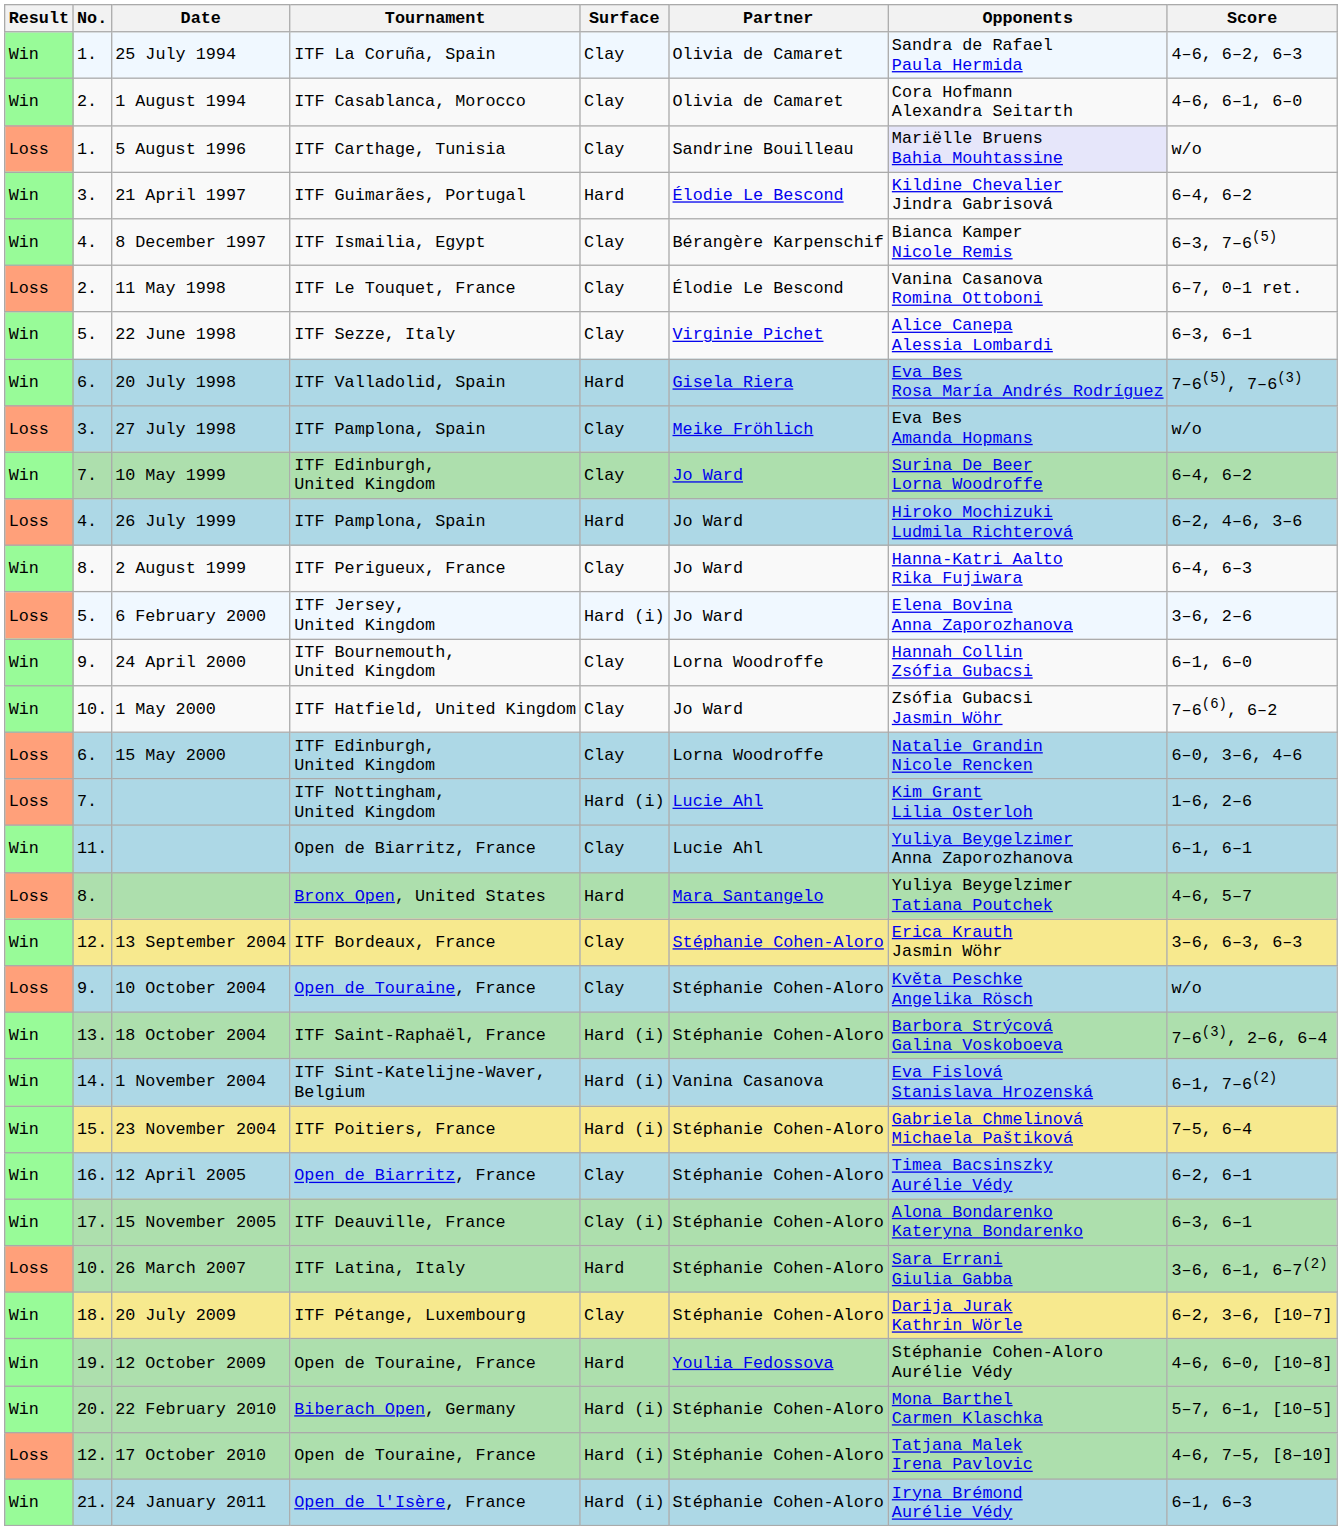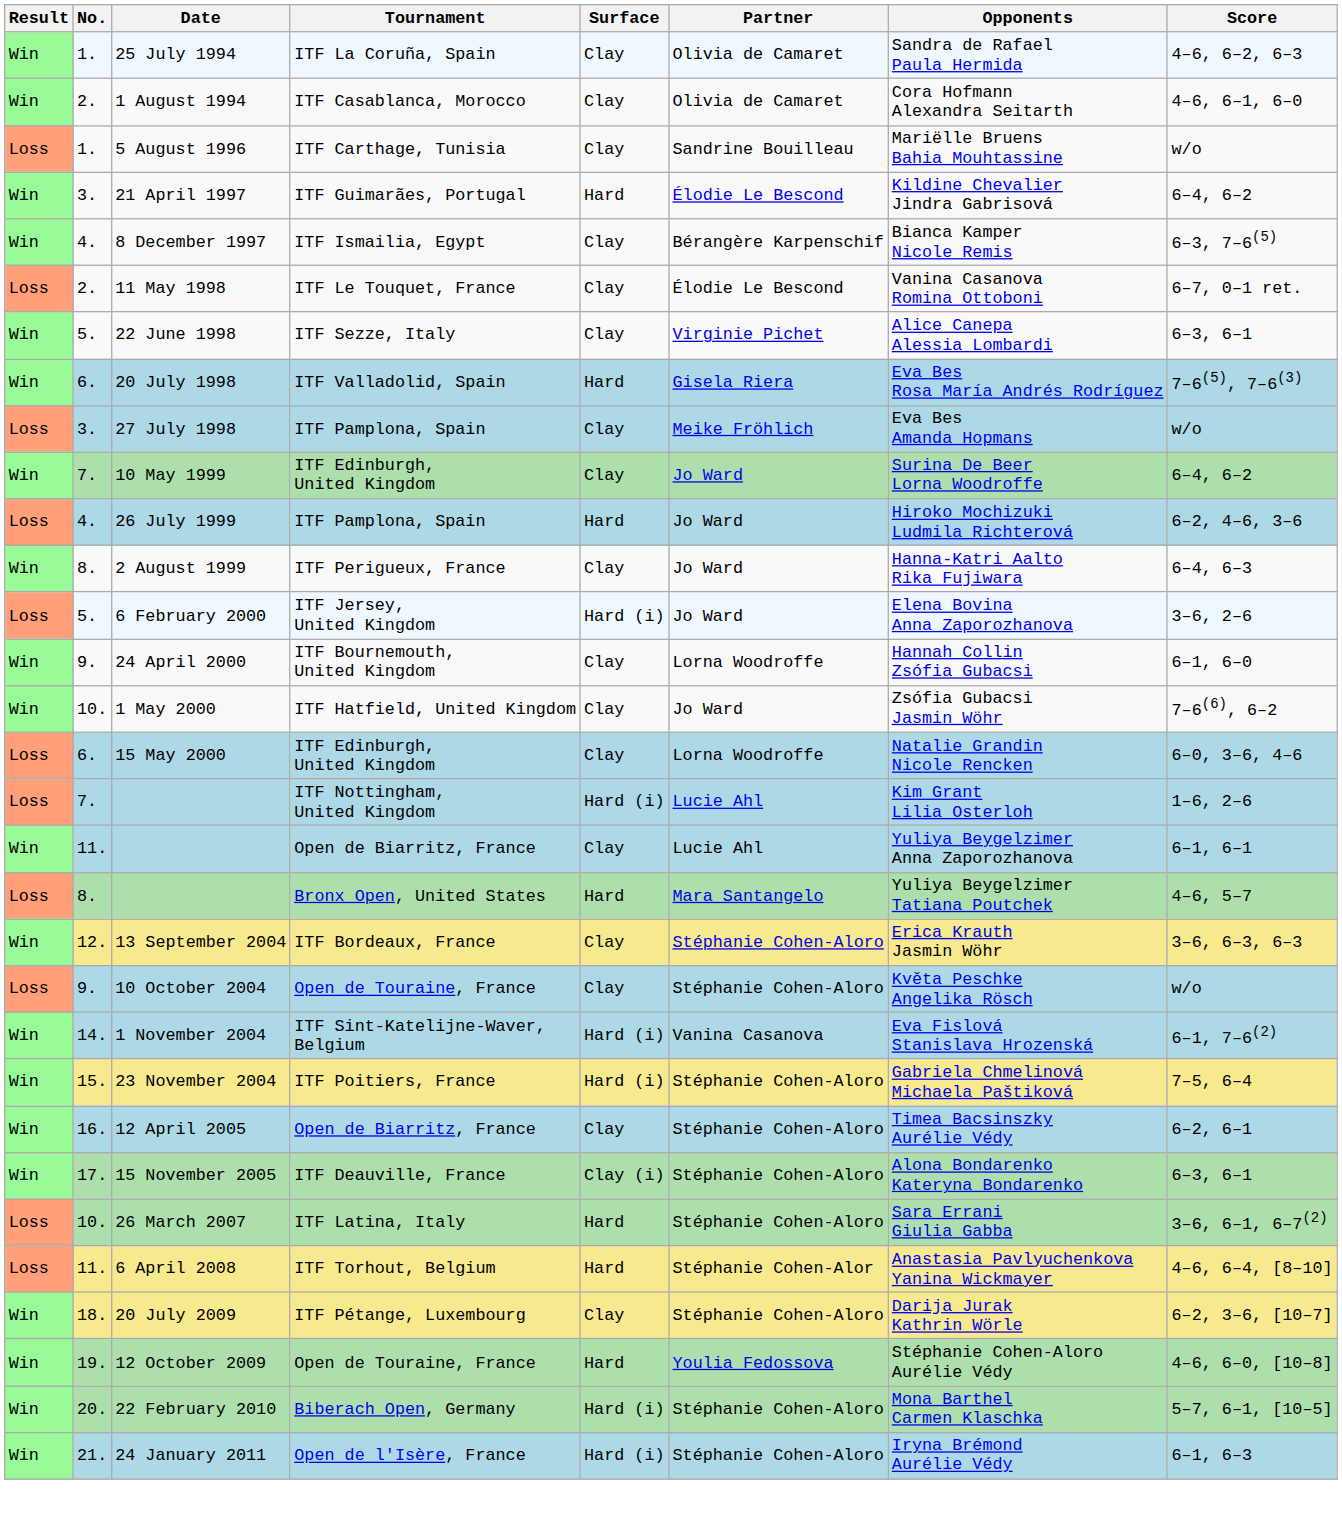(977, 149) lavender background -> (977, 149) no background
- row: (191, 1036)
+ row: (176, 1269)
- row: (191, 1456)
